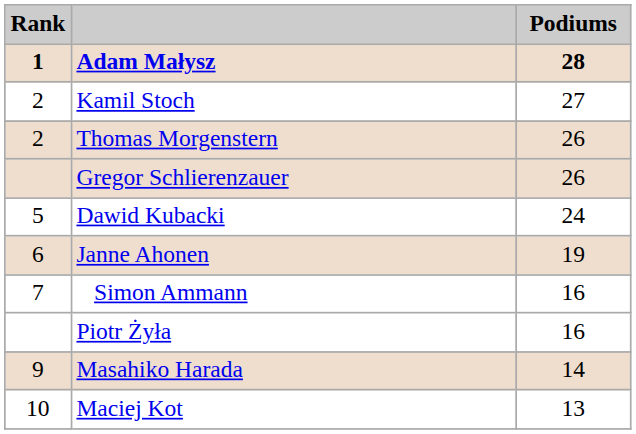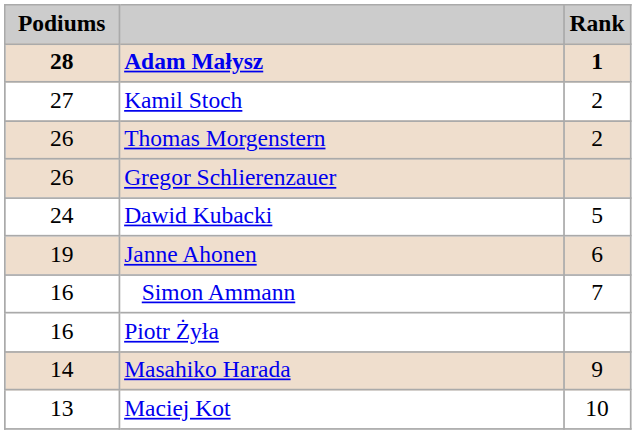columns swapped: (38, 23) <-> (573, 23)
